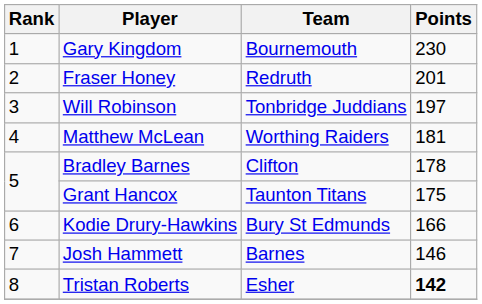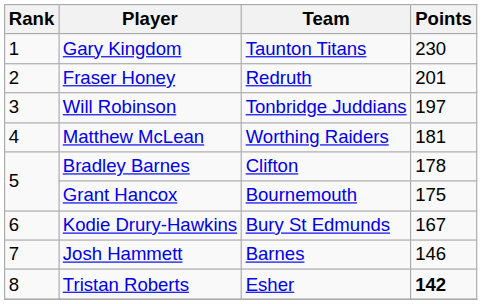(301, 48) Bournemouth -> (306, 48) Taunton Titans
(306, 195) Taunton Titans -> (301, 195) Bournemouth
(431, 225) 166 -> (431, 225) 167
